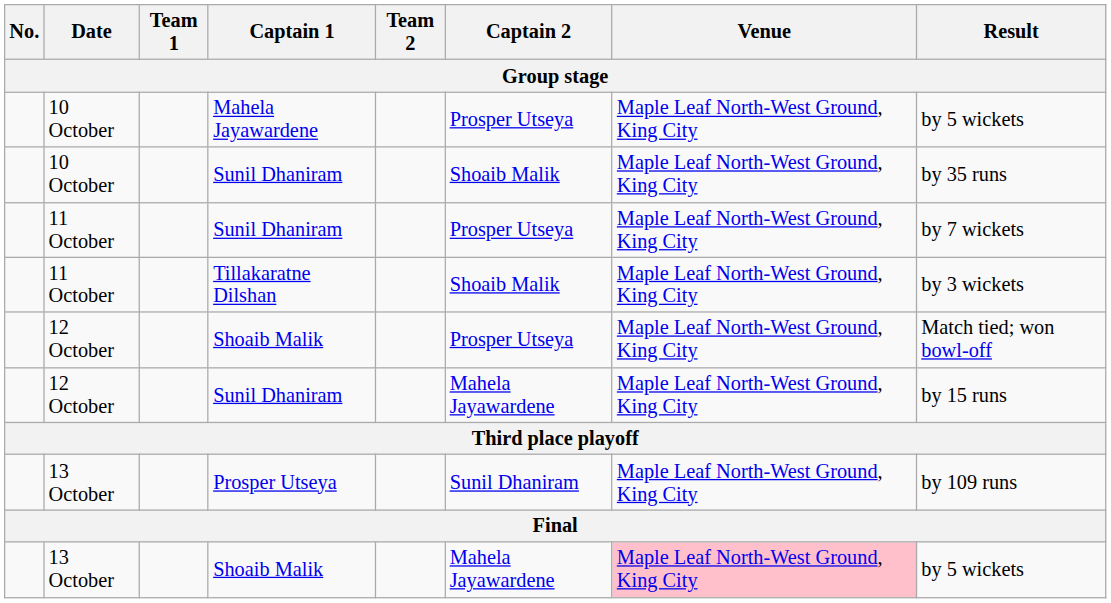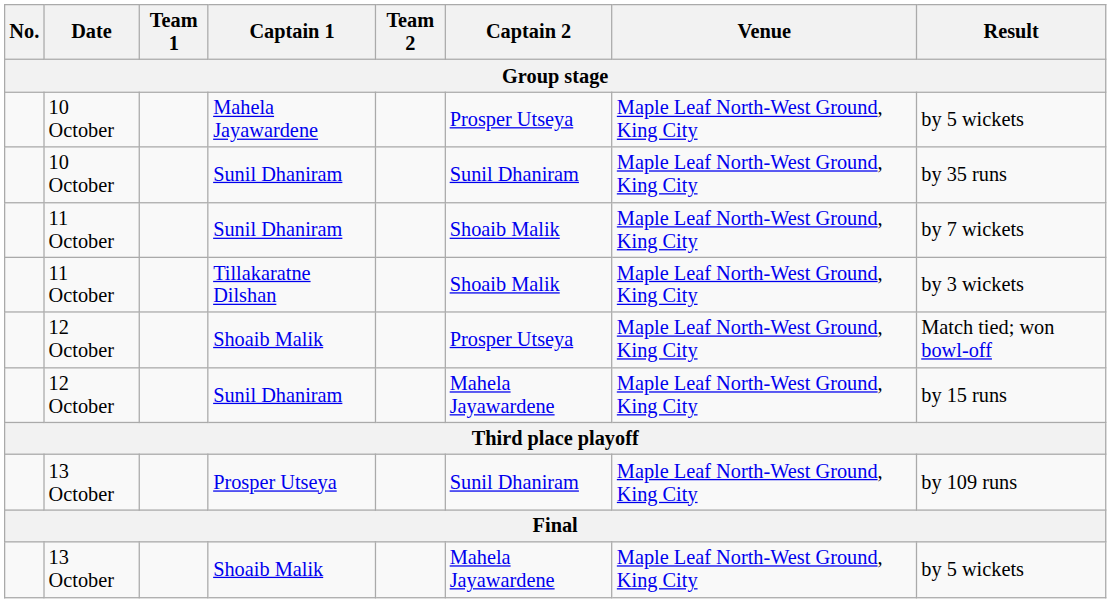(505, 174) Shoaib Malik -> (514, 174) Sunil Dhaniram
(511, 229) Prosper Utseya -> (505, 229) Shoaib Malik
(750, 569) pink background -> (750, 569) no background
